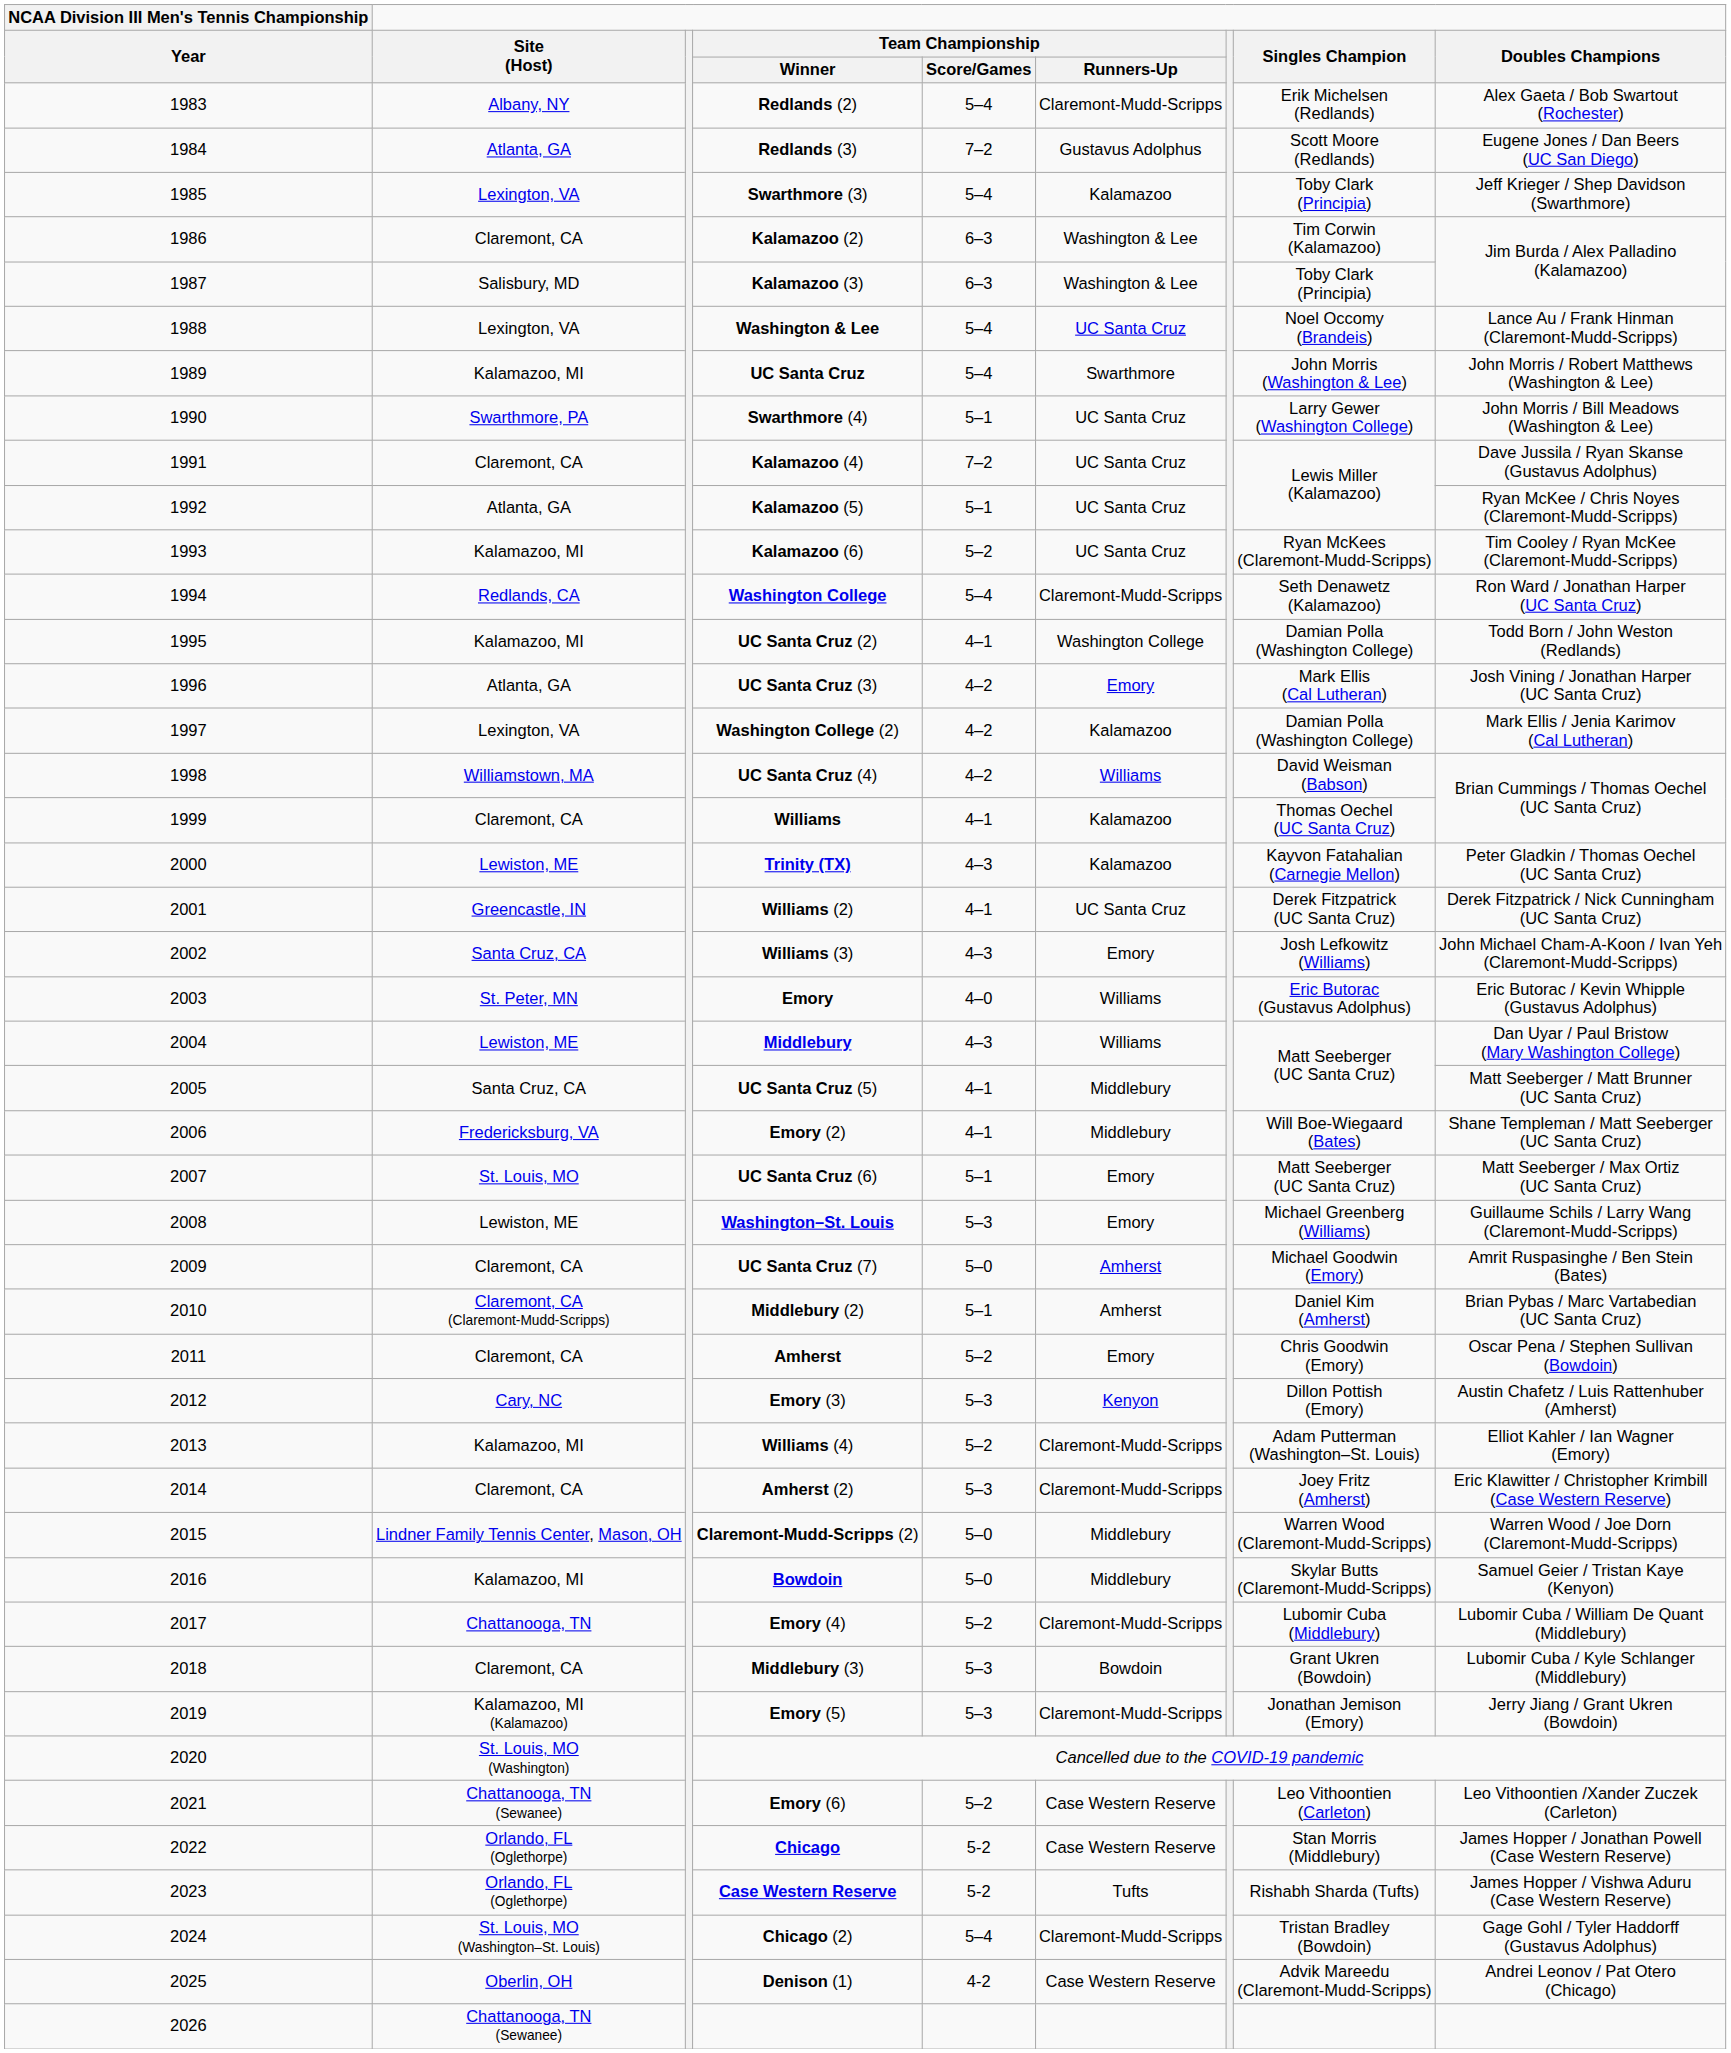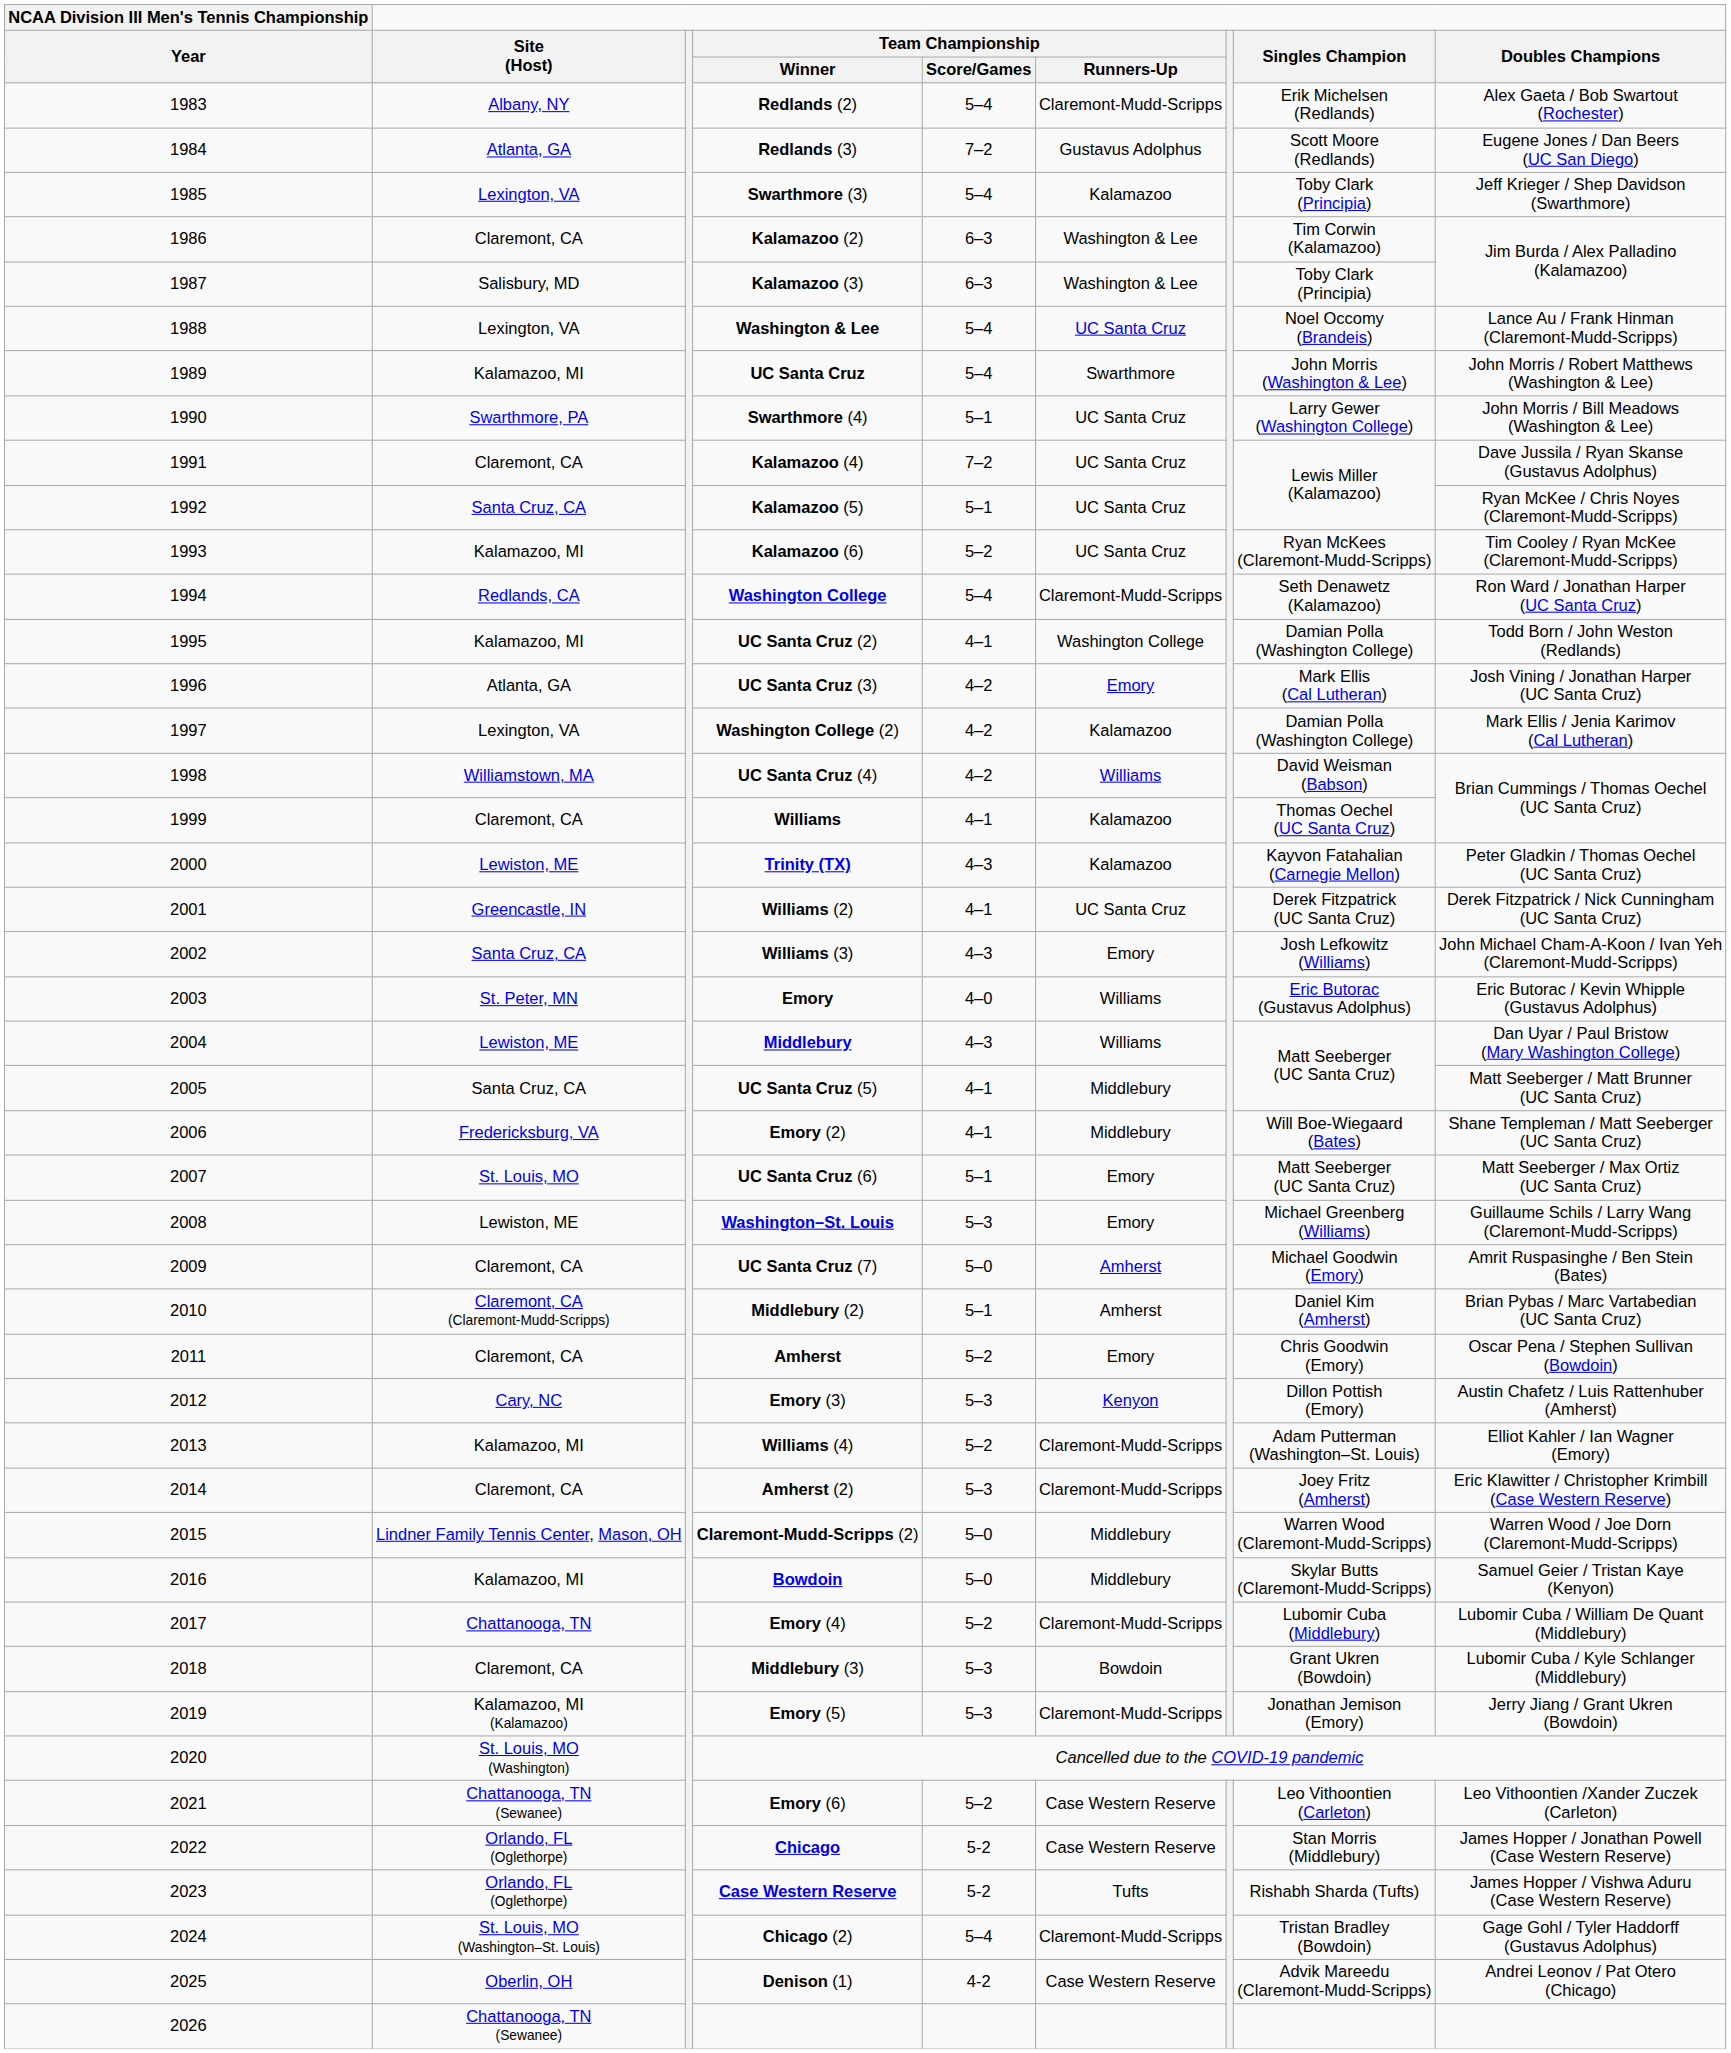(529, 507) Atlanta, GA -> (529, 507) Santa Cruz, CA
